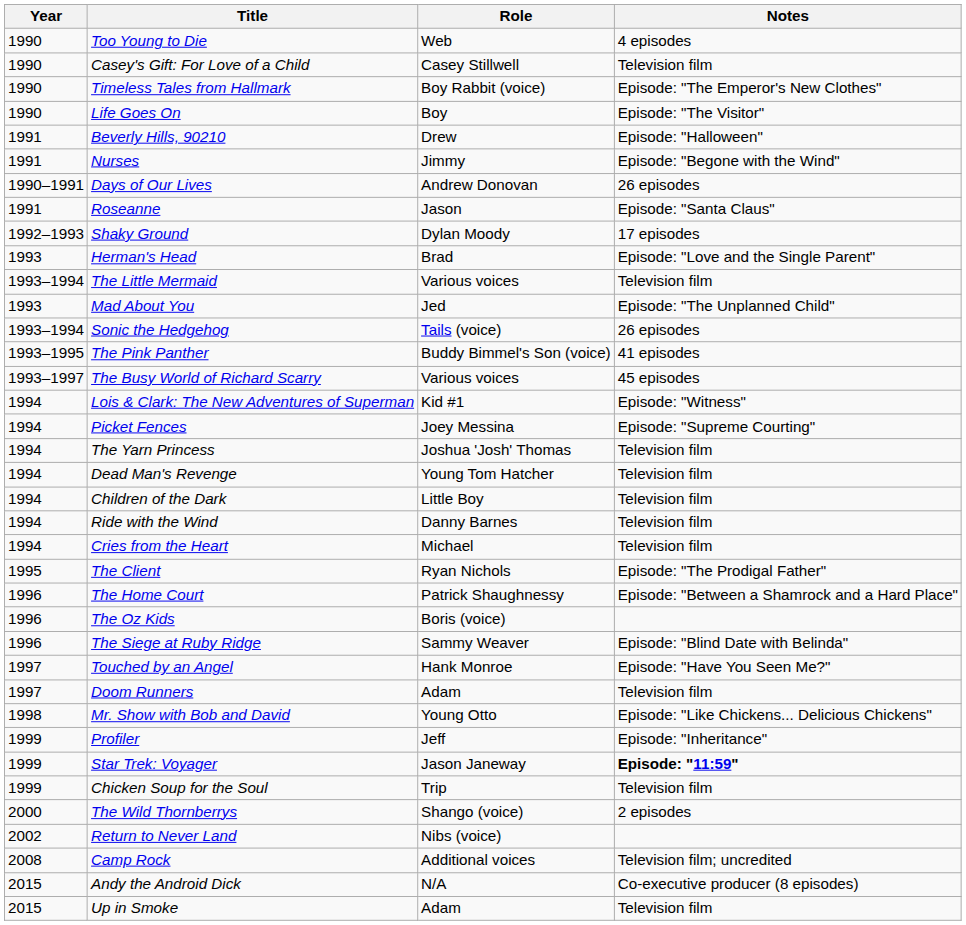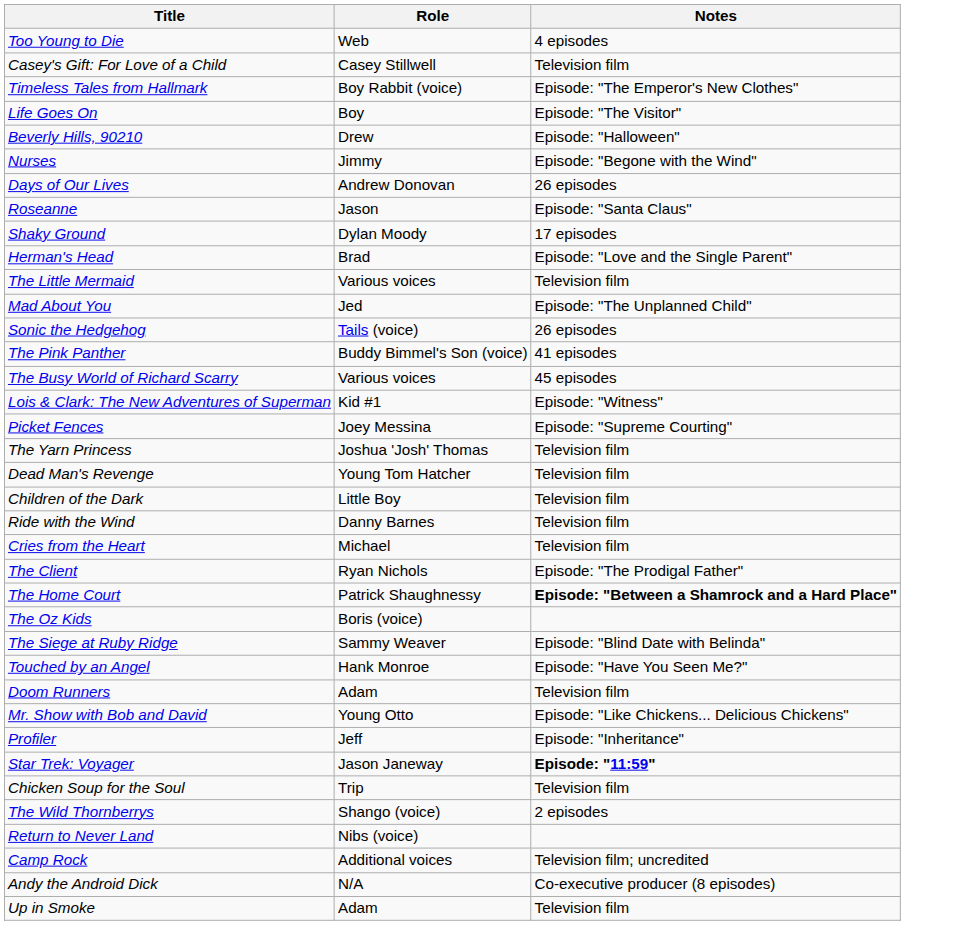- column: (46, 16)
(788, 595) normal -> (716, 595) bold
